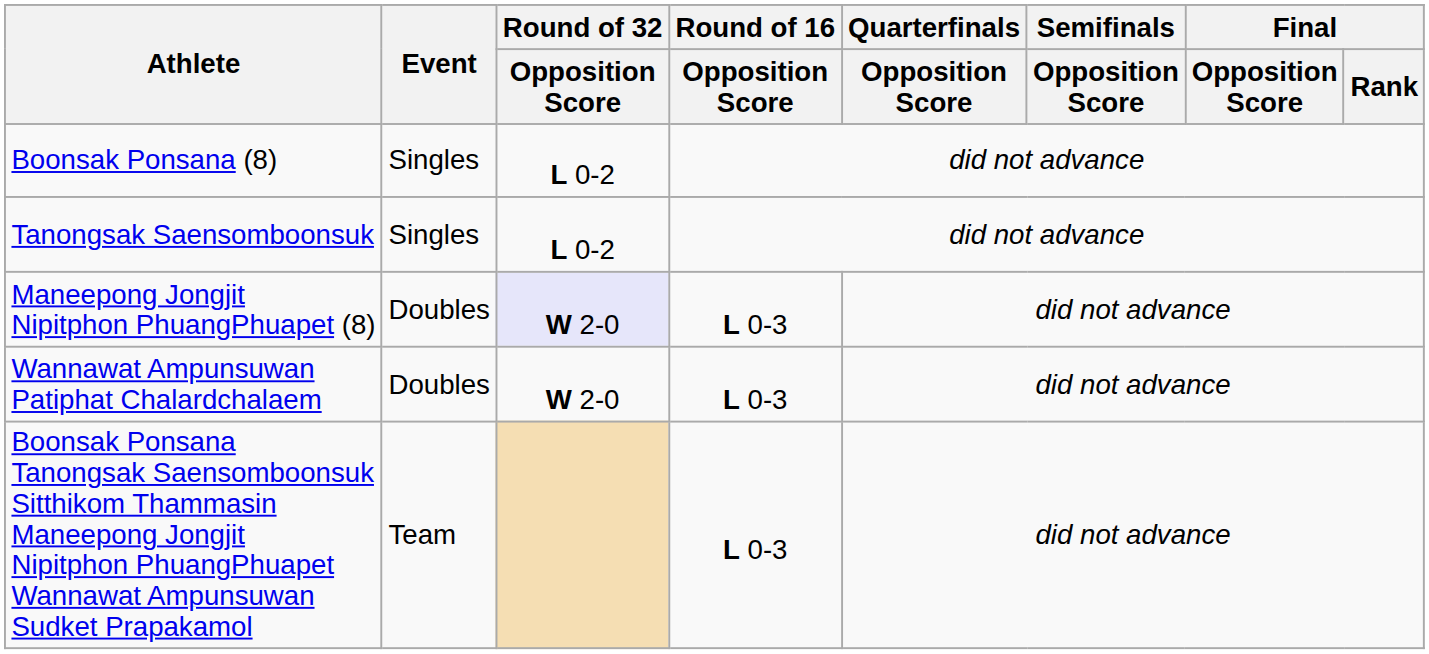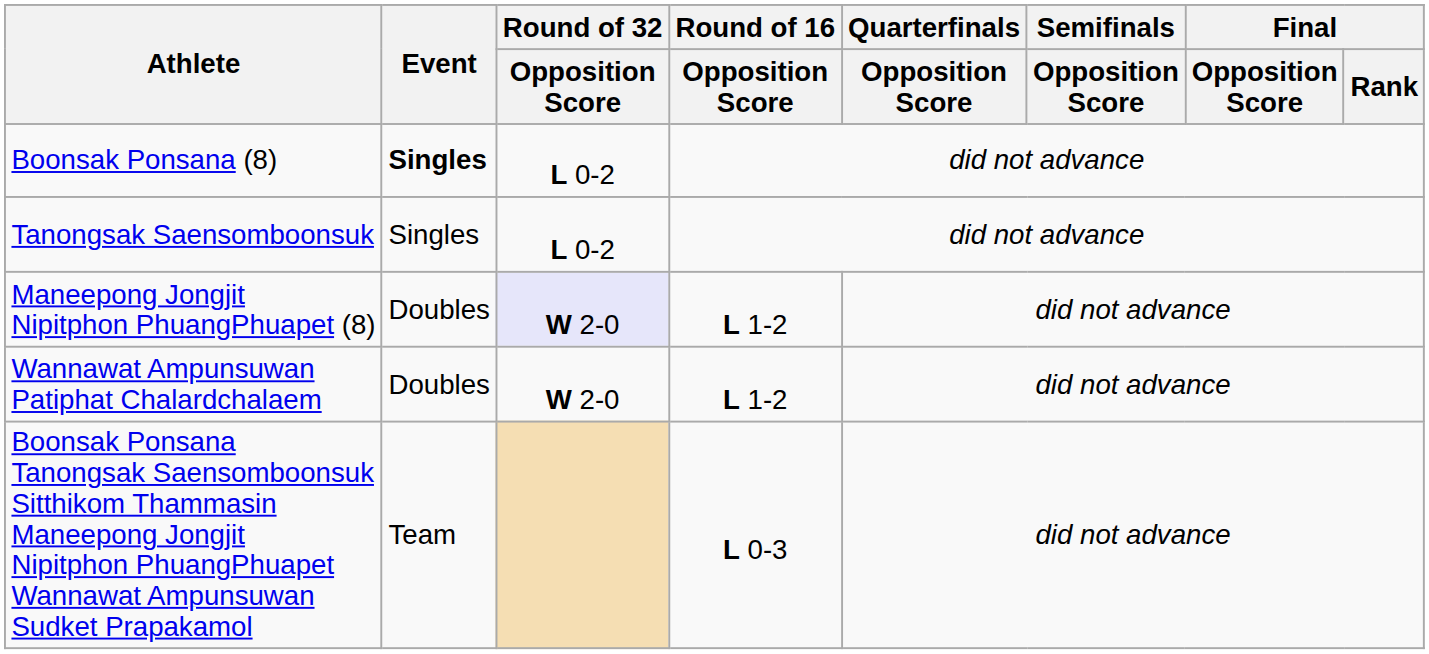(434, 161) normal -> (438, 161) bold
(755, 325) L 0-3 -> (755, 325) L 1-2
(755, 399) L 0-3 -> (755, 399) L 1-2
